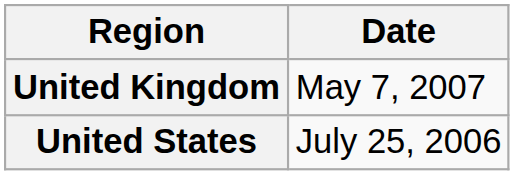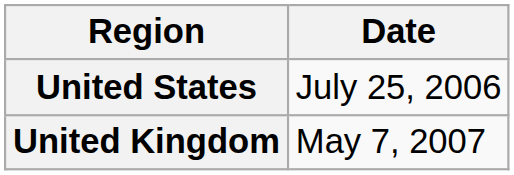rows swapped: (146, 141) <-> (146, 86)
